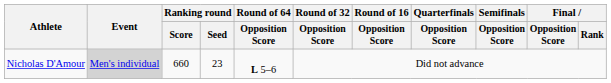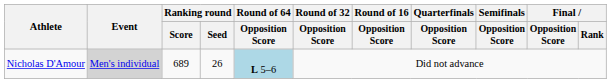(181, 64) 660 -> (181, 64) 689
(217, 64) 23 -> (217, 64) 26
(264, 70) no background -> (264, 70) lightblue background
